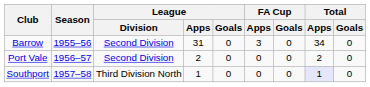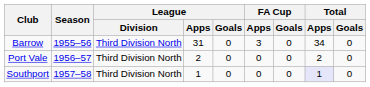(139, 43) Second Division -> (139, 43) Third Division North
(139, 58) Second Division -> (139, 58) Third Division North
